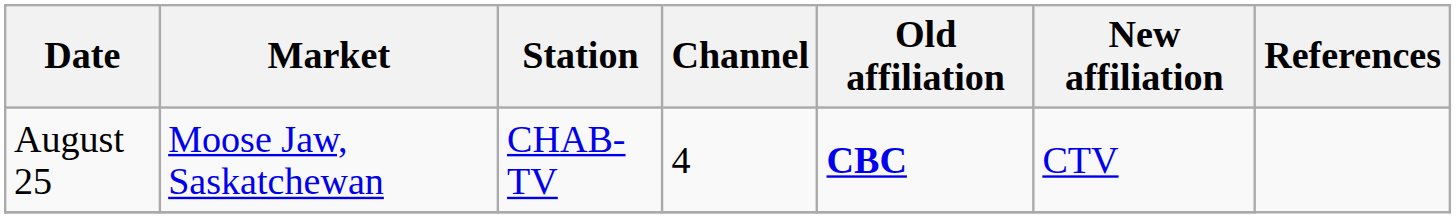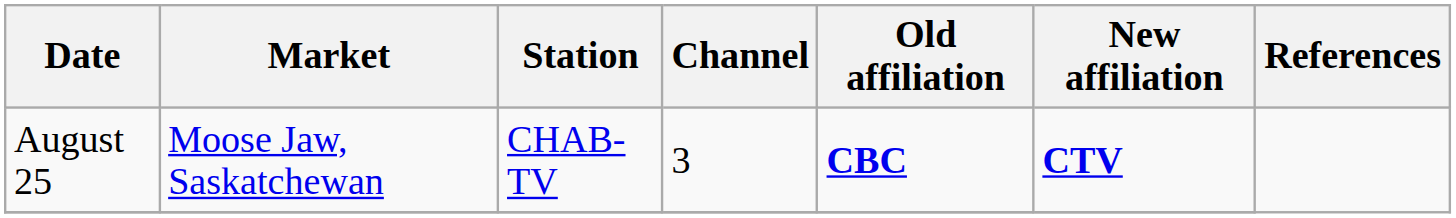(681, 159) 4 -> (681, 159) 3
(1080, 159) normal -> (1083, 159) bold
